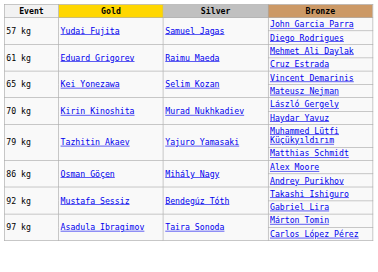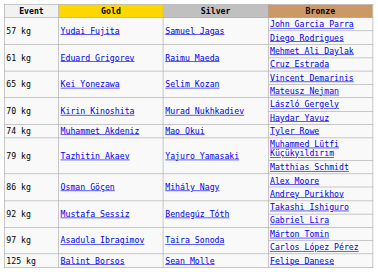+ row: (295, 131)
+ row: (302, 261)
